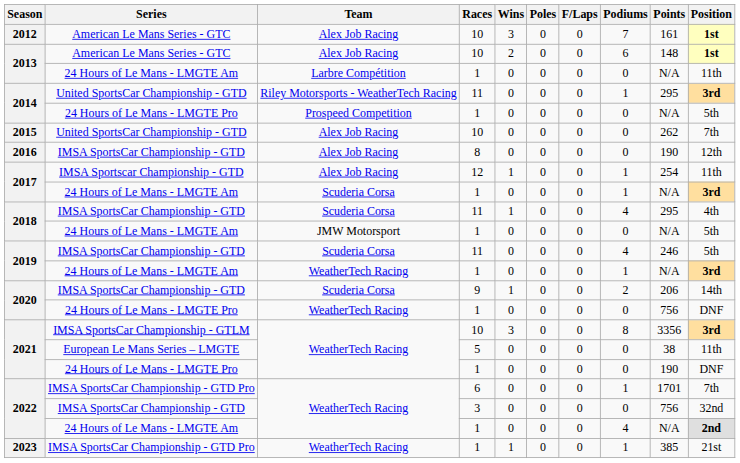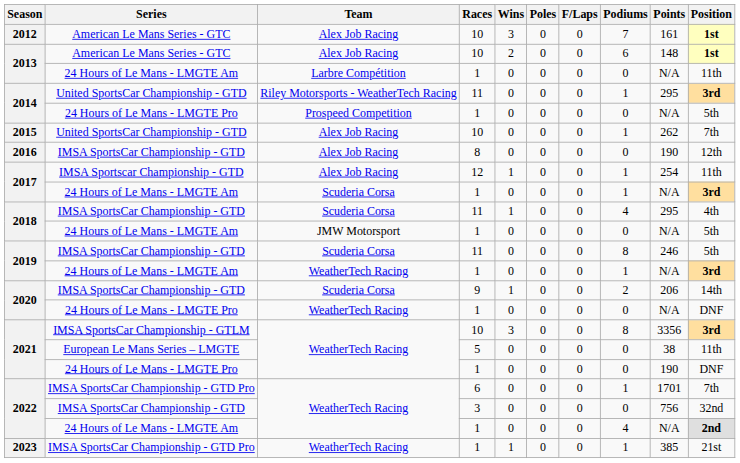(625, 133) 0 -> (625, 133) 1
(625, 251) 4 -> (625, 251) 8
(669, 310) 756 -> (669, 310) N/A
